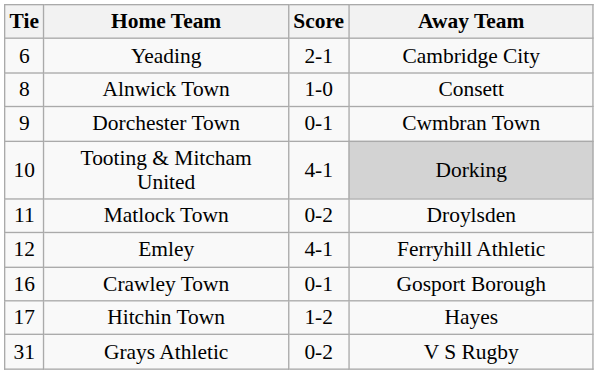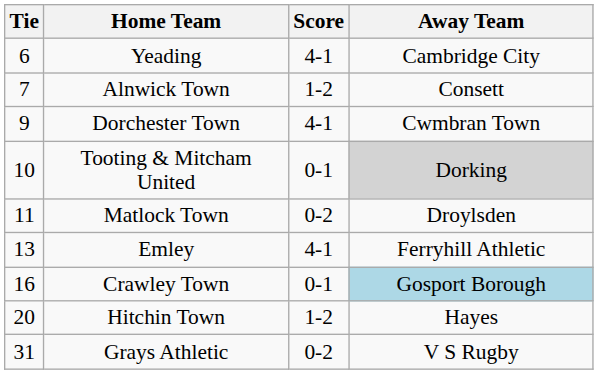(319, 55) 2-1 -> (319, 55) 4-1
(24, 89) 8 -> (24, 89) 7
(319, 89) 1-0 -> (319, 89) 1-2
(319, 123) 0-1 -> (319, 123) 4-1
(319, 169) 4-1 -> (319, 169) 0-1
(24, 249) 12 -> (24, 249) 13
(471, 283) no background -> (471, 283) lightblue background
(24, 317) 17 -> (24, 317) 20
